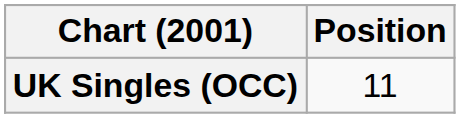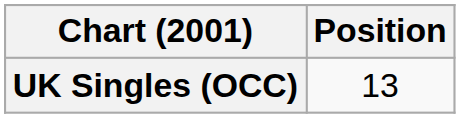(380, 84) 11 -> (380, 84) 13
